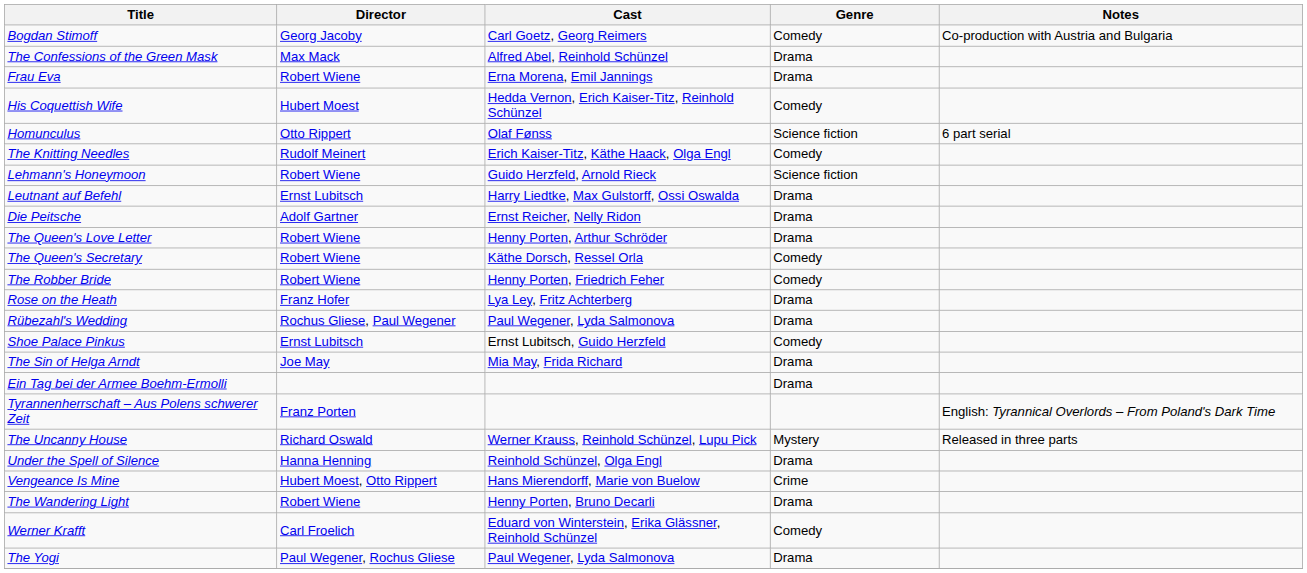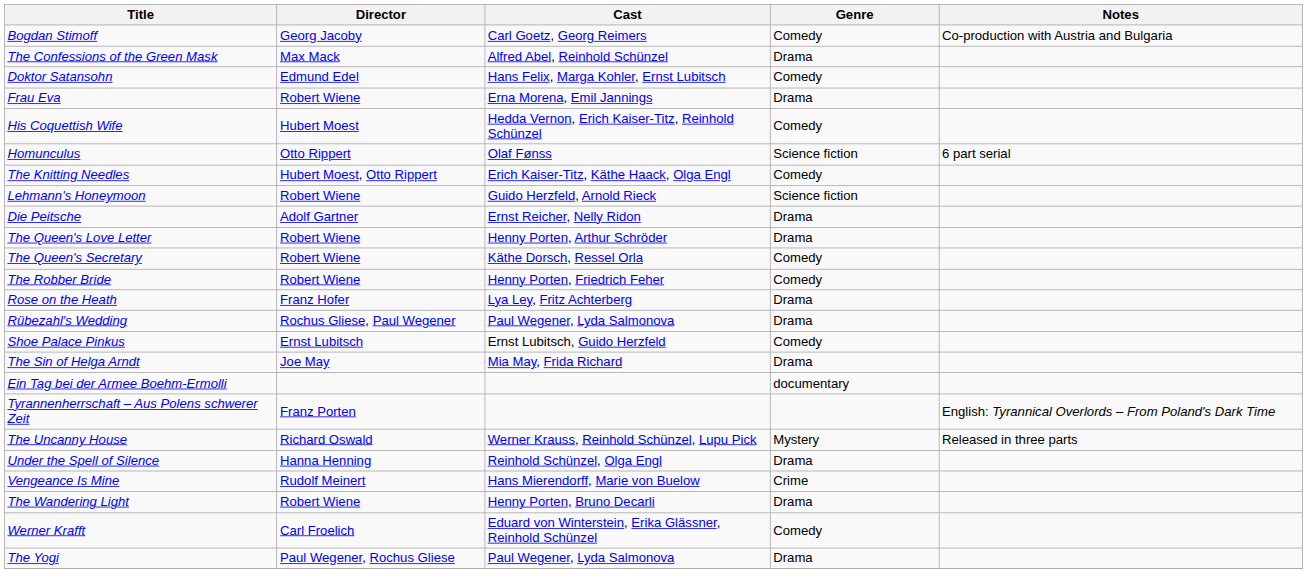+ row: (60, 77)
(323, 154) Rudolf Meinert -> (358, 175) Hubert Moest, Otto Rippert
- row: (64, 196)
(793, 383) Drama -> (811, 383) documentary
(358, 481) Hubert Moest, Otto Rippert -> (323, 481) Rudolf Meinert
